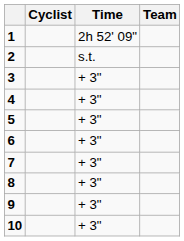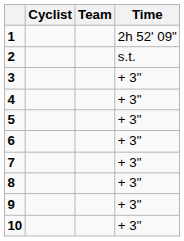columns swapped: (160, 15) <-> (108, 15)
